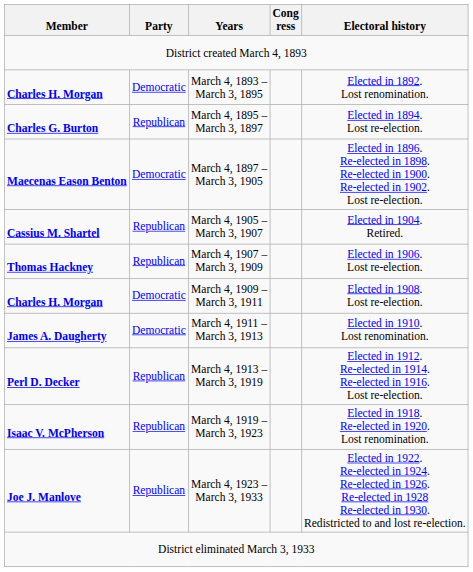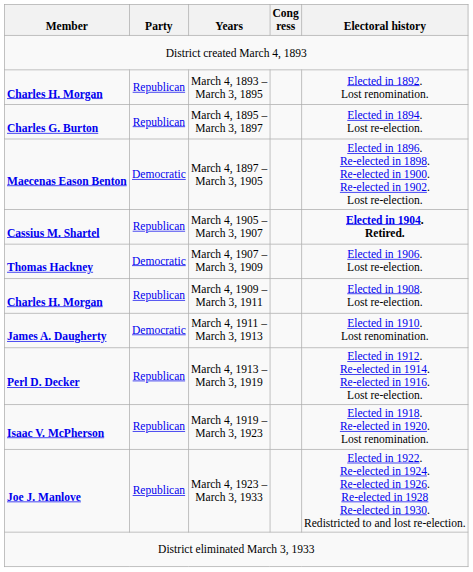(159, 87) Democratic -> (159, 87) Republican
(385, 226) normal -> (385, 226) bold
(159, 261) Republican -> (159, 261) Democratic
(159, 295) Democratic -> (159, 295) Republican
